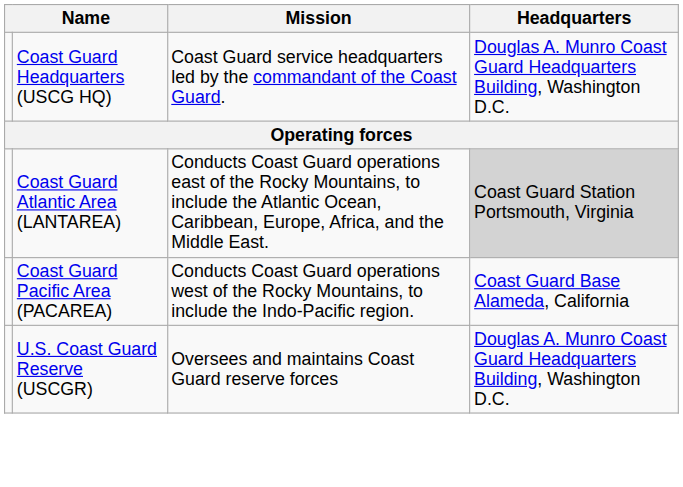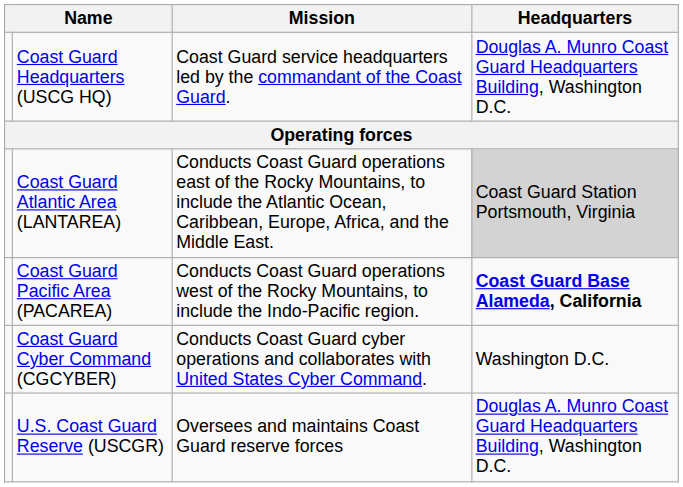(552, 291) normal -> (559, 291) bold
+ row: (84, 359)
